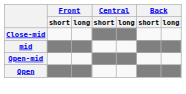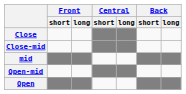+ row: (26, 34)
